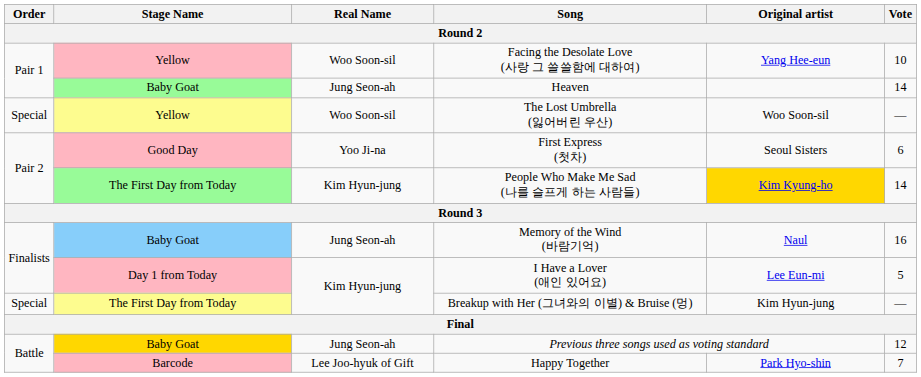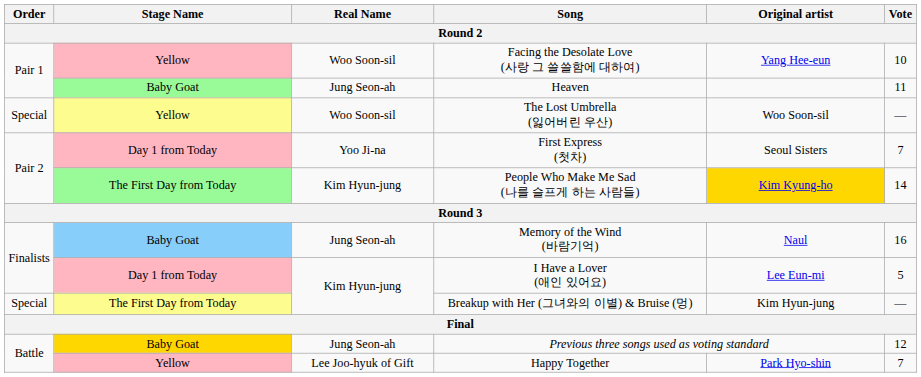(900, 87) 14 -> (900, 87) 11
(173, 150) Good Day -> (173, 150) Day 1 from Today
(900, 150) 6 -> (900, 150) 7
(173, 362) Barcode -> (173, 362) Yellow
